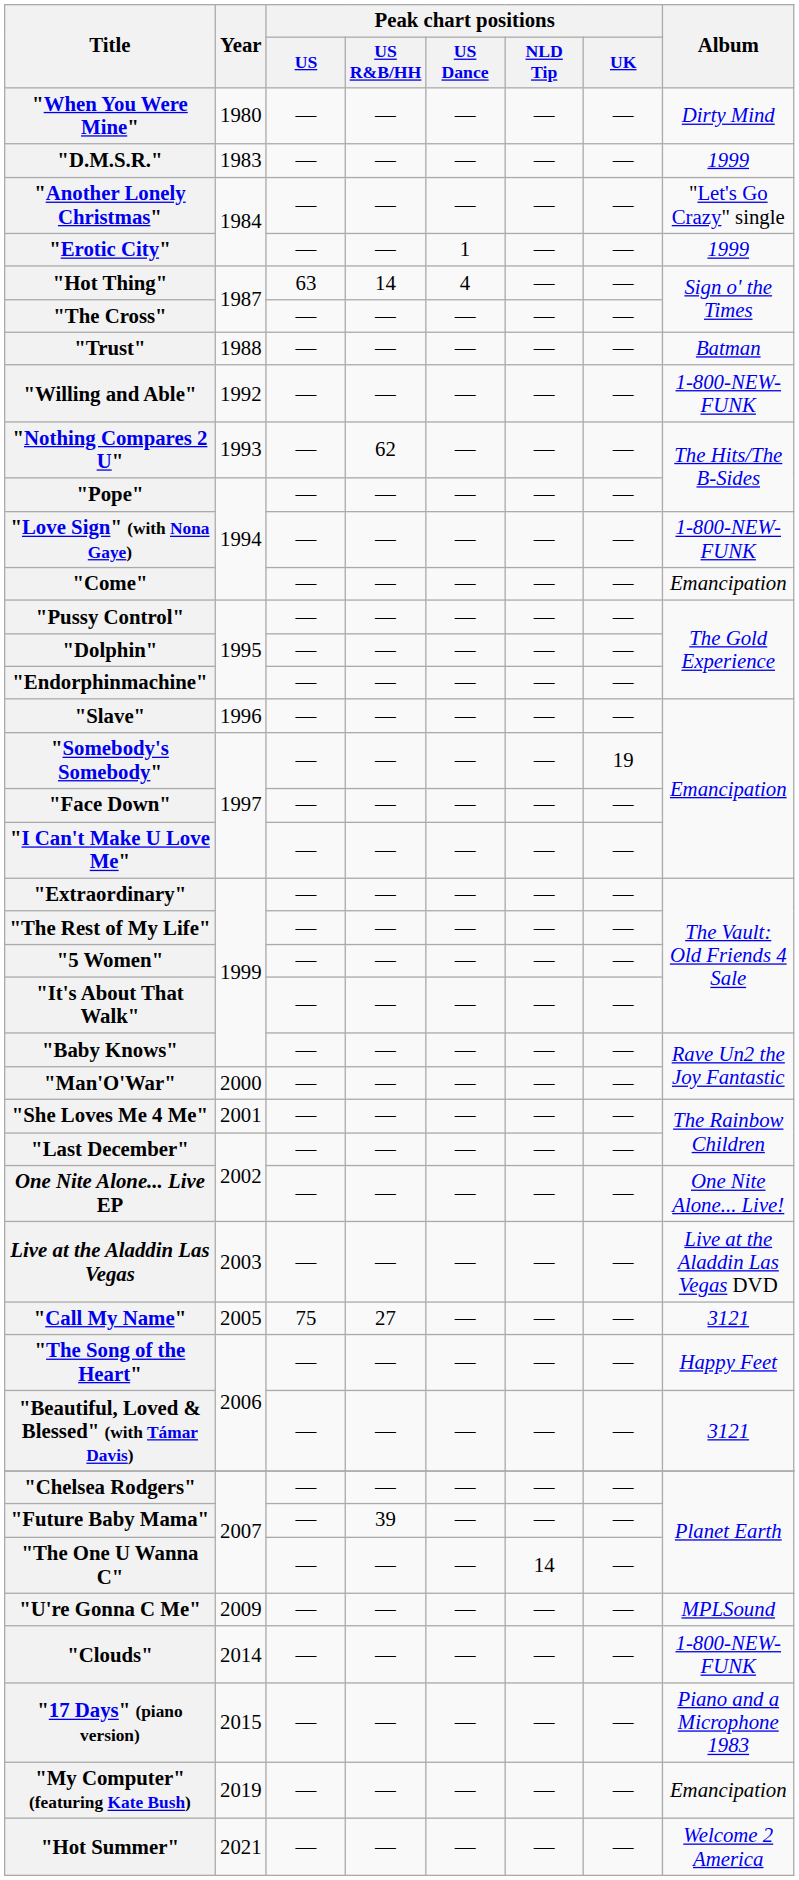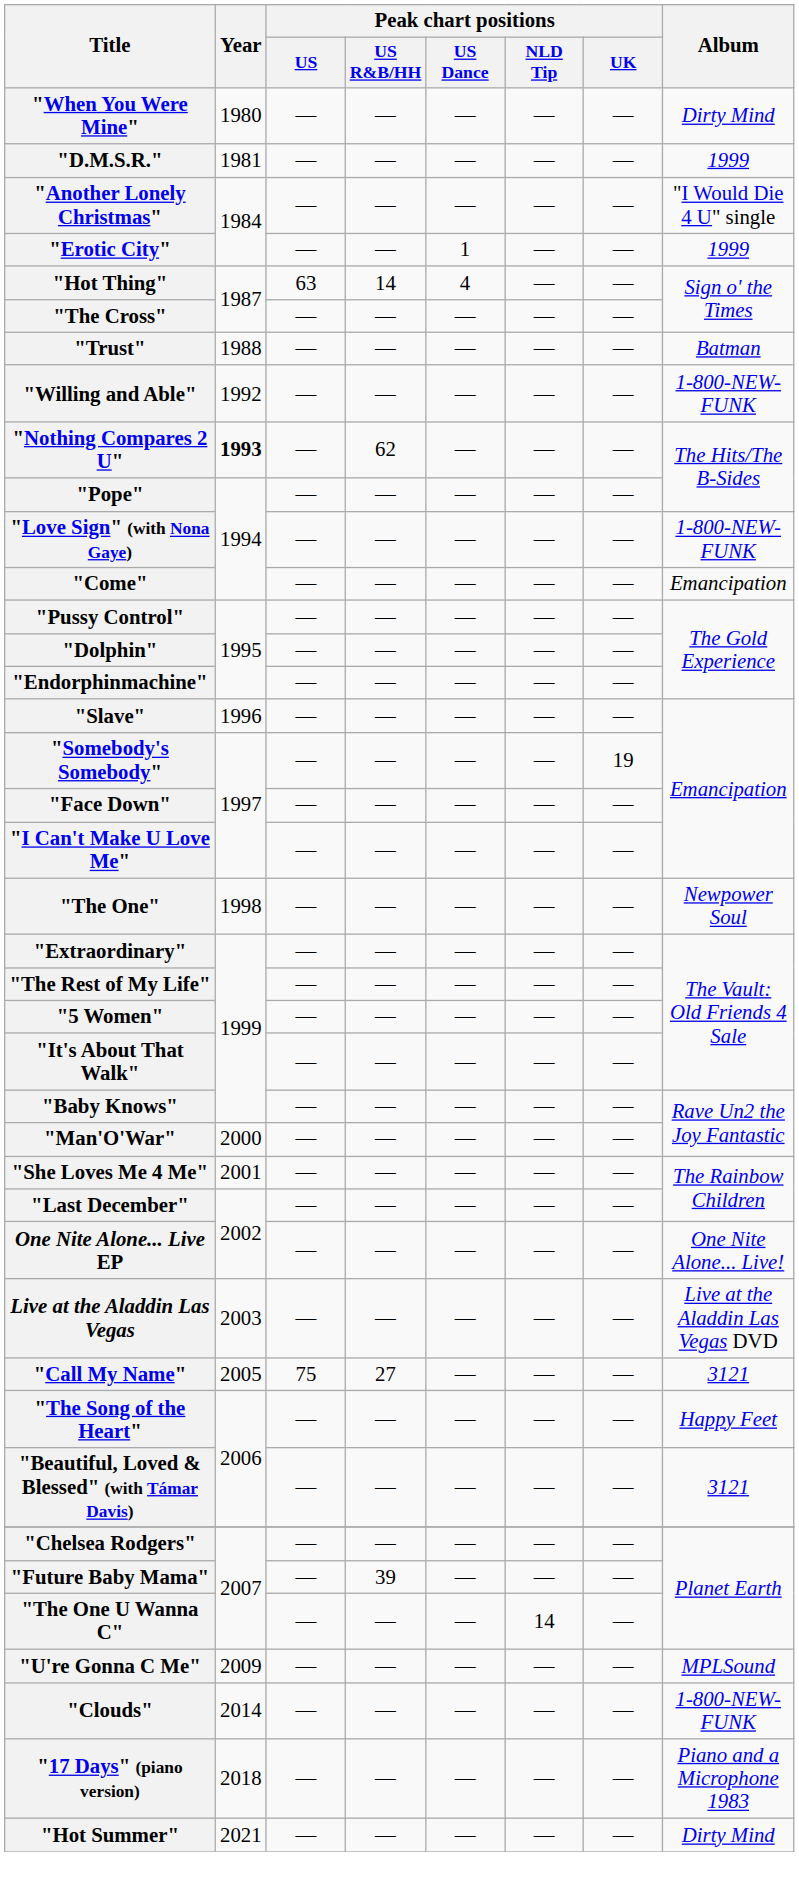(241, 160) 1983 -> (241, 160) 1981
(728, 205) "Let's Go Crazy" single -> (728, 205) "I Would Die 4 U" single
(241, 449) normal -> (241, 449) bold
+ row: (110, 906)
(241, 1722) 2015 -> (241, 1778) 2018
- row: (110, 1790)
(728, 1846) Welcome 2 America -> (728, 1835) Dirty Mind
